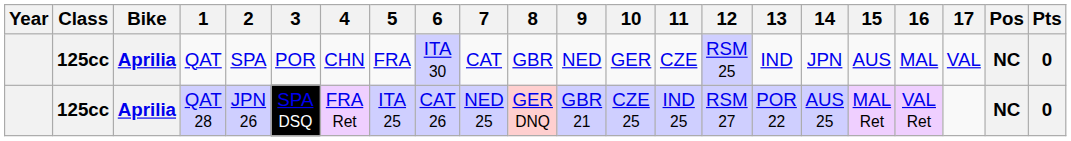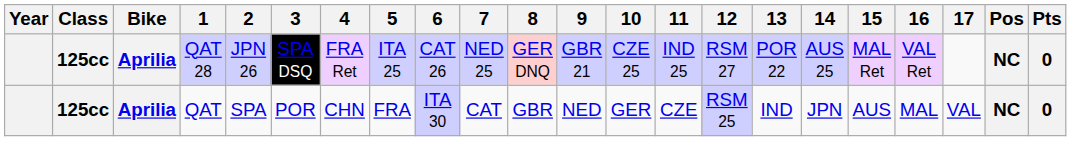rows swapped: (203, 59) <-> (203, 110)
